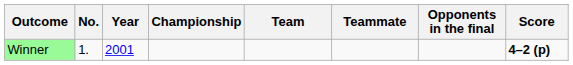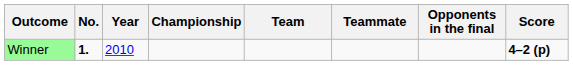(84, 49) normal -> (84, 49) bold
(119, 49) 2001 -> (119, 49) 2010
